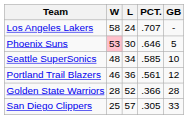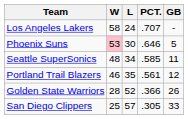(174, 59) 10 -> (174, 59) 11
(130, 75) 36 -> (130, 75) 35
(174, 91) 28 -> (174, 91) 26
